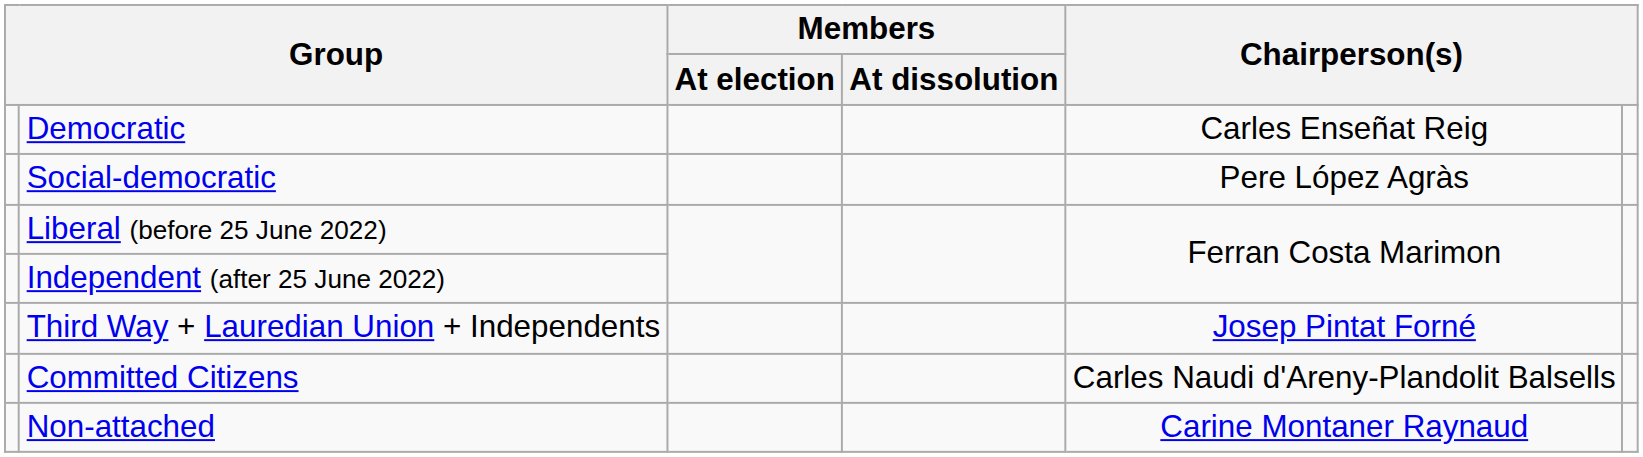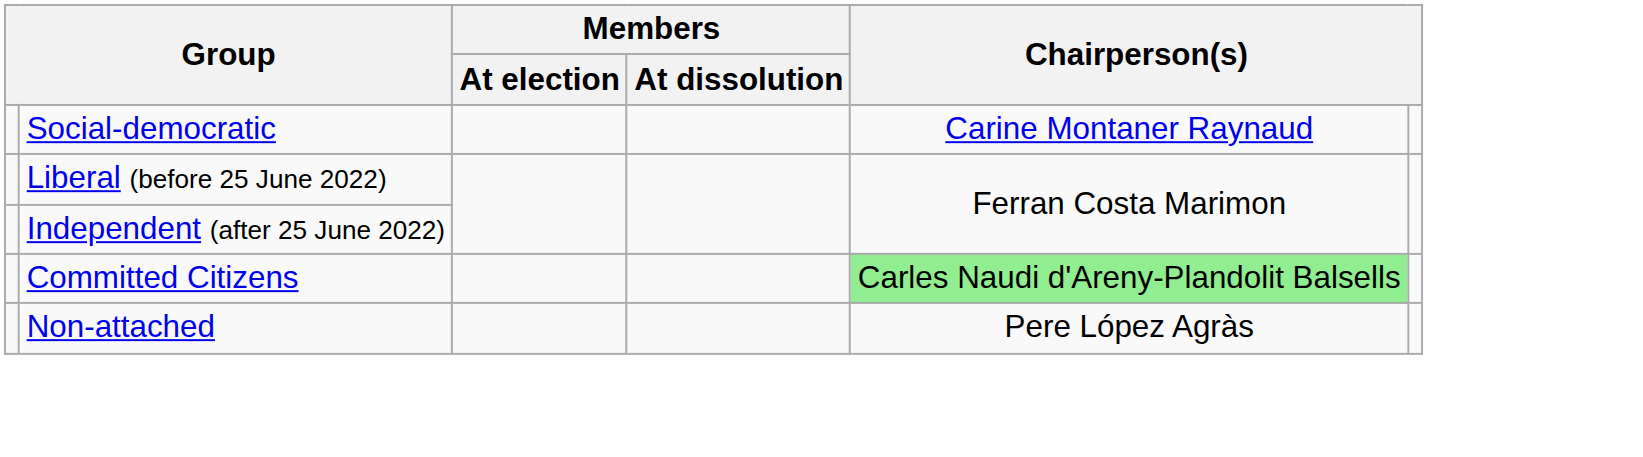- row: (106, 128)
(1344, 178) Pere López Agràs -> (1129, 128) Carine Montaner Raynaud
- row: (343, 327)
(1344, 377) no background -> (1129, 278) lightgreen background
(1344, 427) Carine Montaner Raynaud -> (1129, 327) Pere López Agràs
